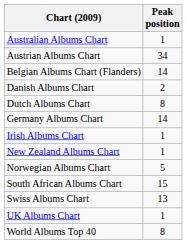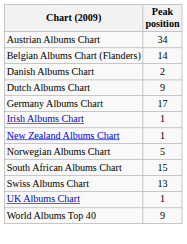- row: (57, 39)
(162, 103) 8 -> (162, 87) 9
(162, 119) 14 -> (162, 103) 17
(162, 231) 8 -> (162, 215) 9
